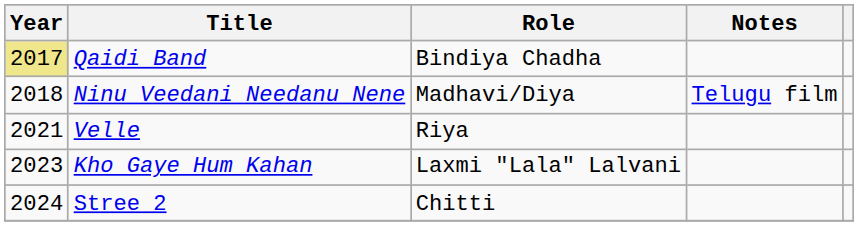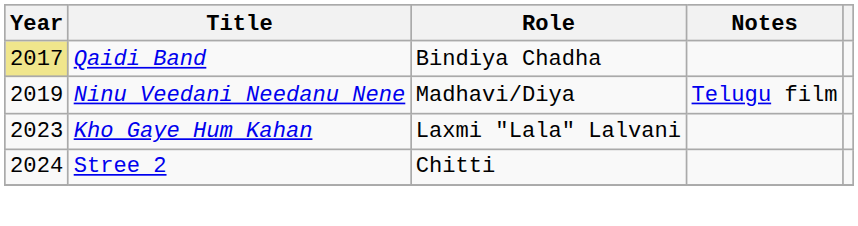(37, 95) 2018 -> (37, 95) 2019
- row: (107, 131)
